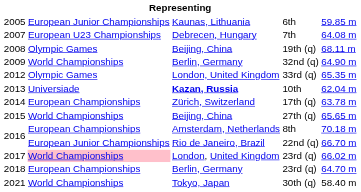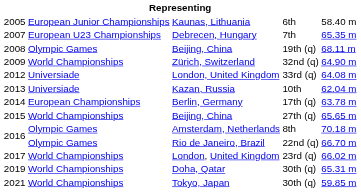(339, 21) 59.85 m -> (339, 21) 58.40 m
(339, 35) 64.08 m -> (339, 35) 65.35 m
(207, 62) Berlin, Germany -> (214, 62) Zürich, Switzerland
(63, 75) Olympic Games -> (54, 75) Universiade
(339, 75) 65.35 m -> (339, 75) 64.08 m
(205, 89) bold -> (203, 89) normal
(214, 102) Zürich, Switzerland -> (207, 102) Berlin, Germany
(84, 129) European Championships -> (63, 129) Olympic Games
(99, 142) European Junior Championships -> (63, 142) Olympic Games
(76, 156) pink background -> (76, 156) no background
- row: (15, 169)
+ row: (15, 169)
(339, 182) 58.40 m -> (339, 182) 59.85 m
